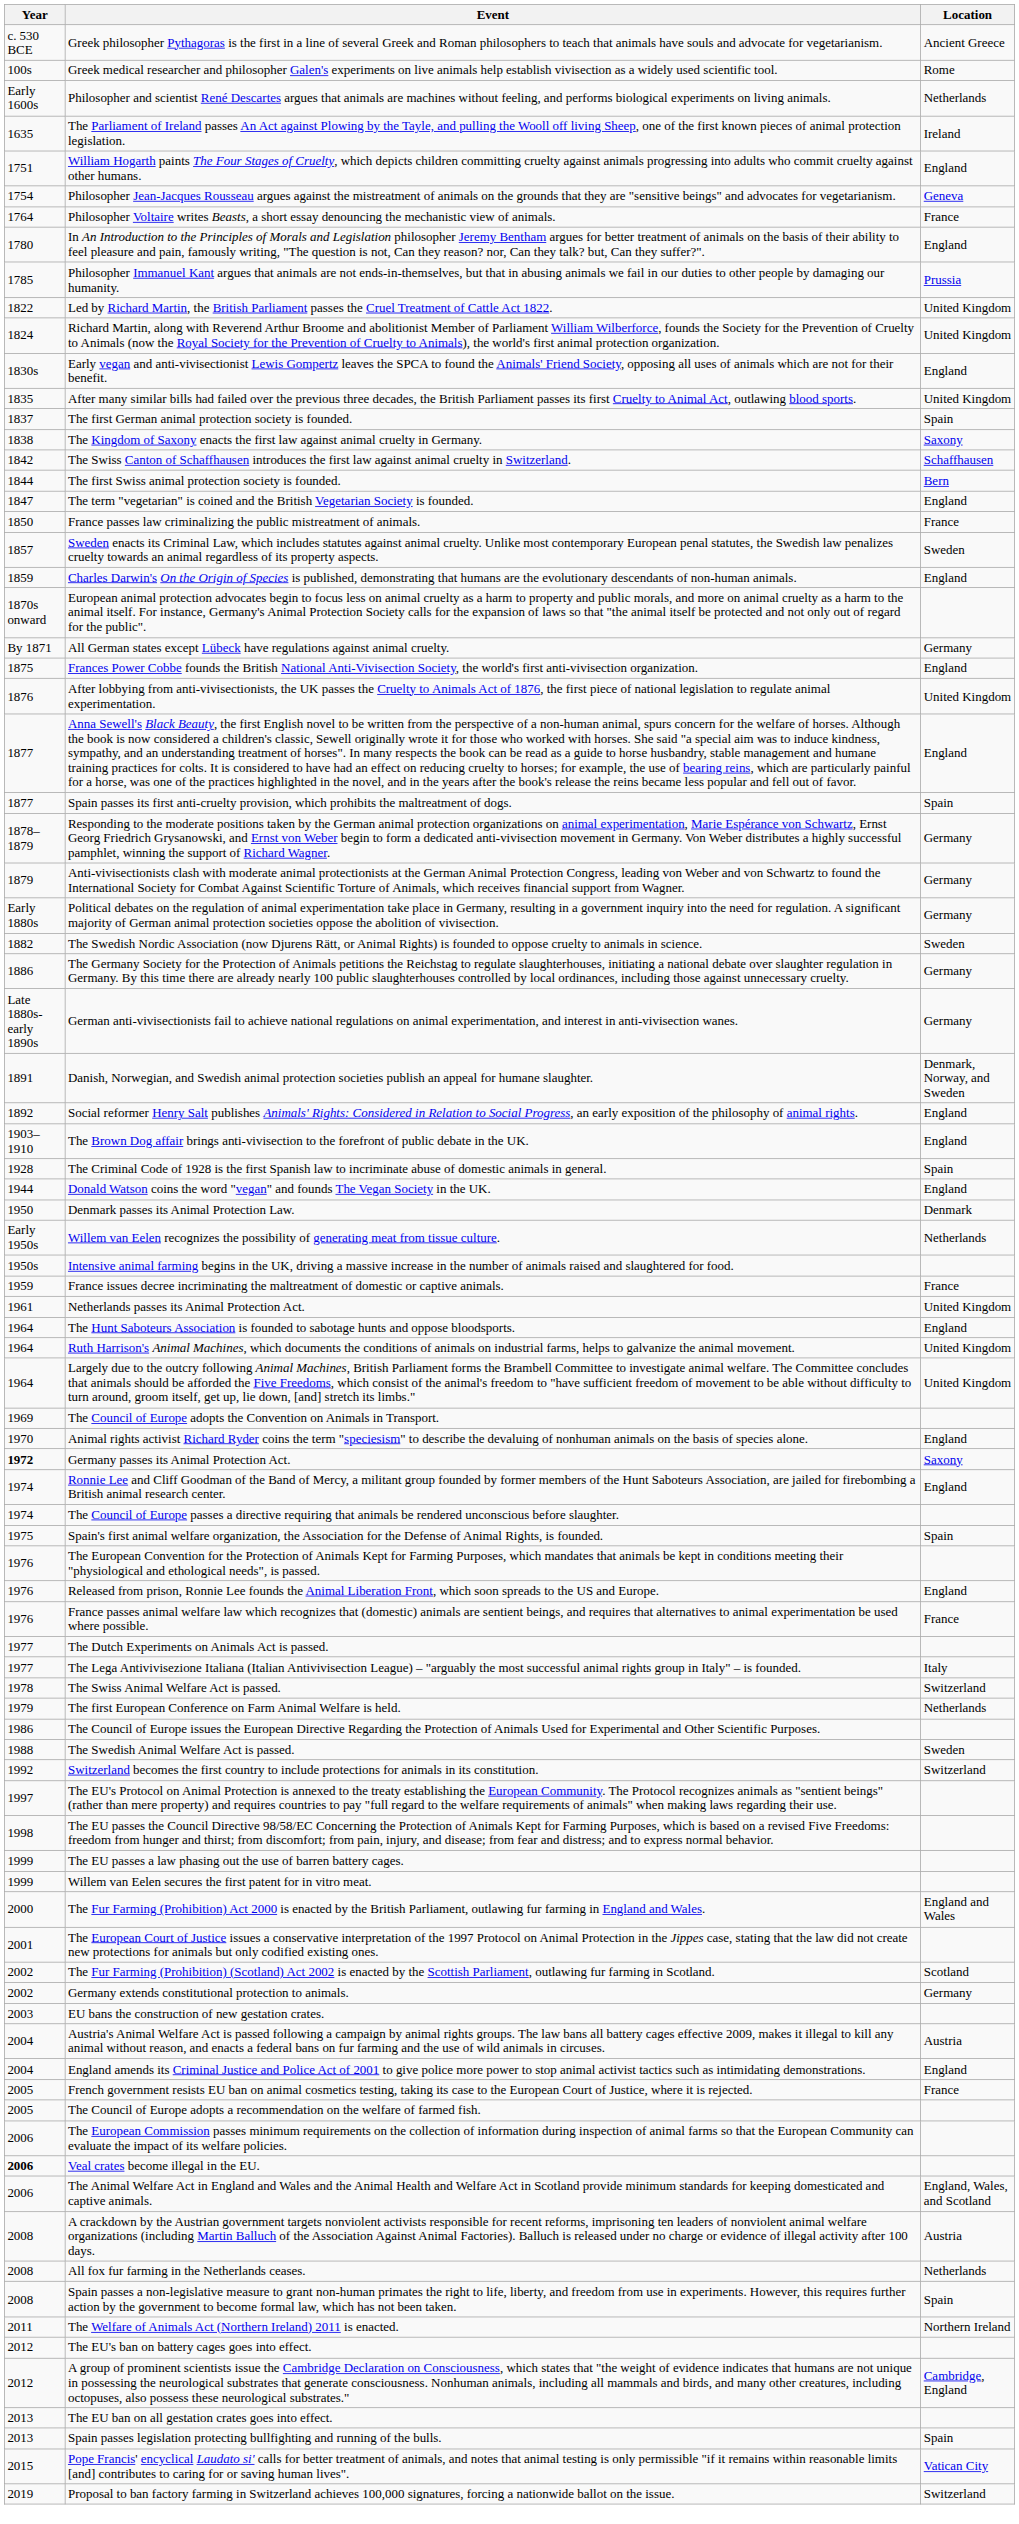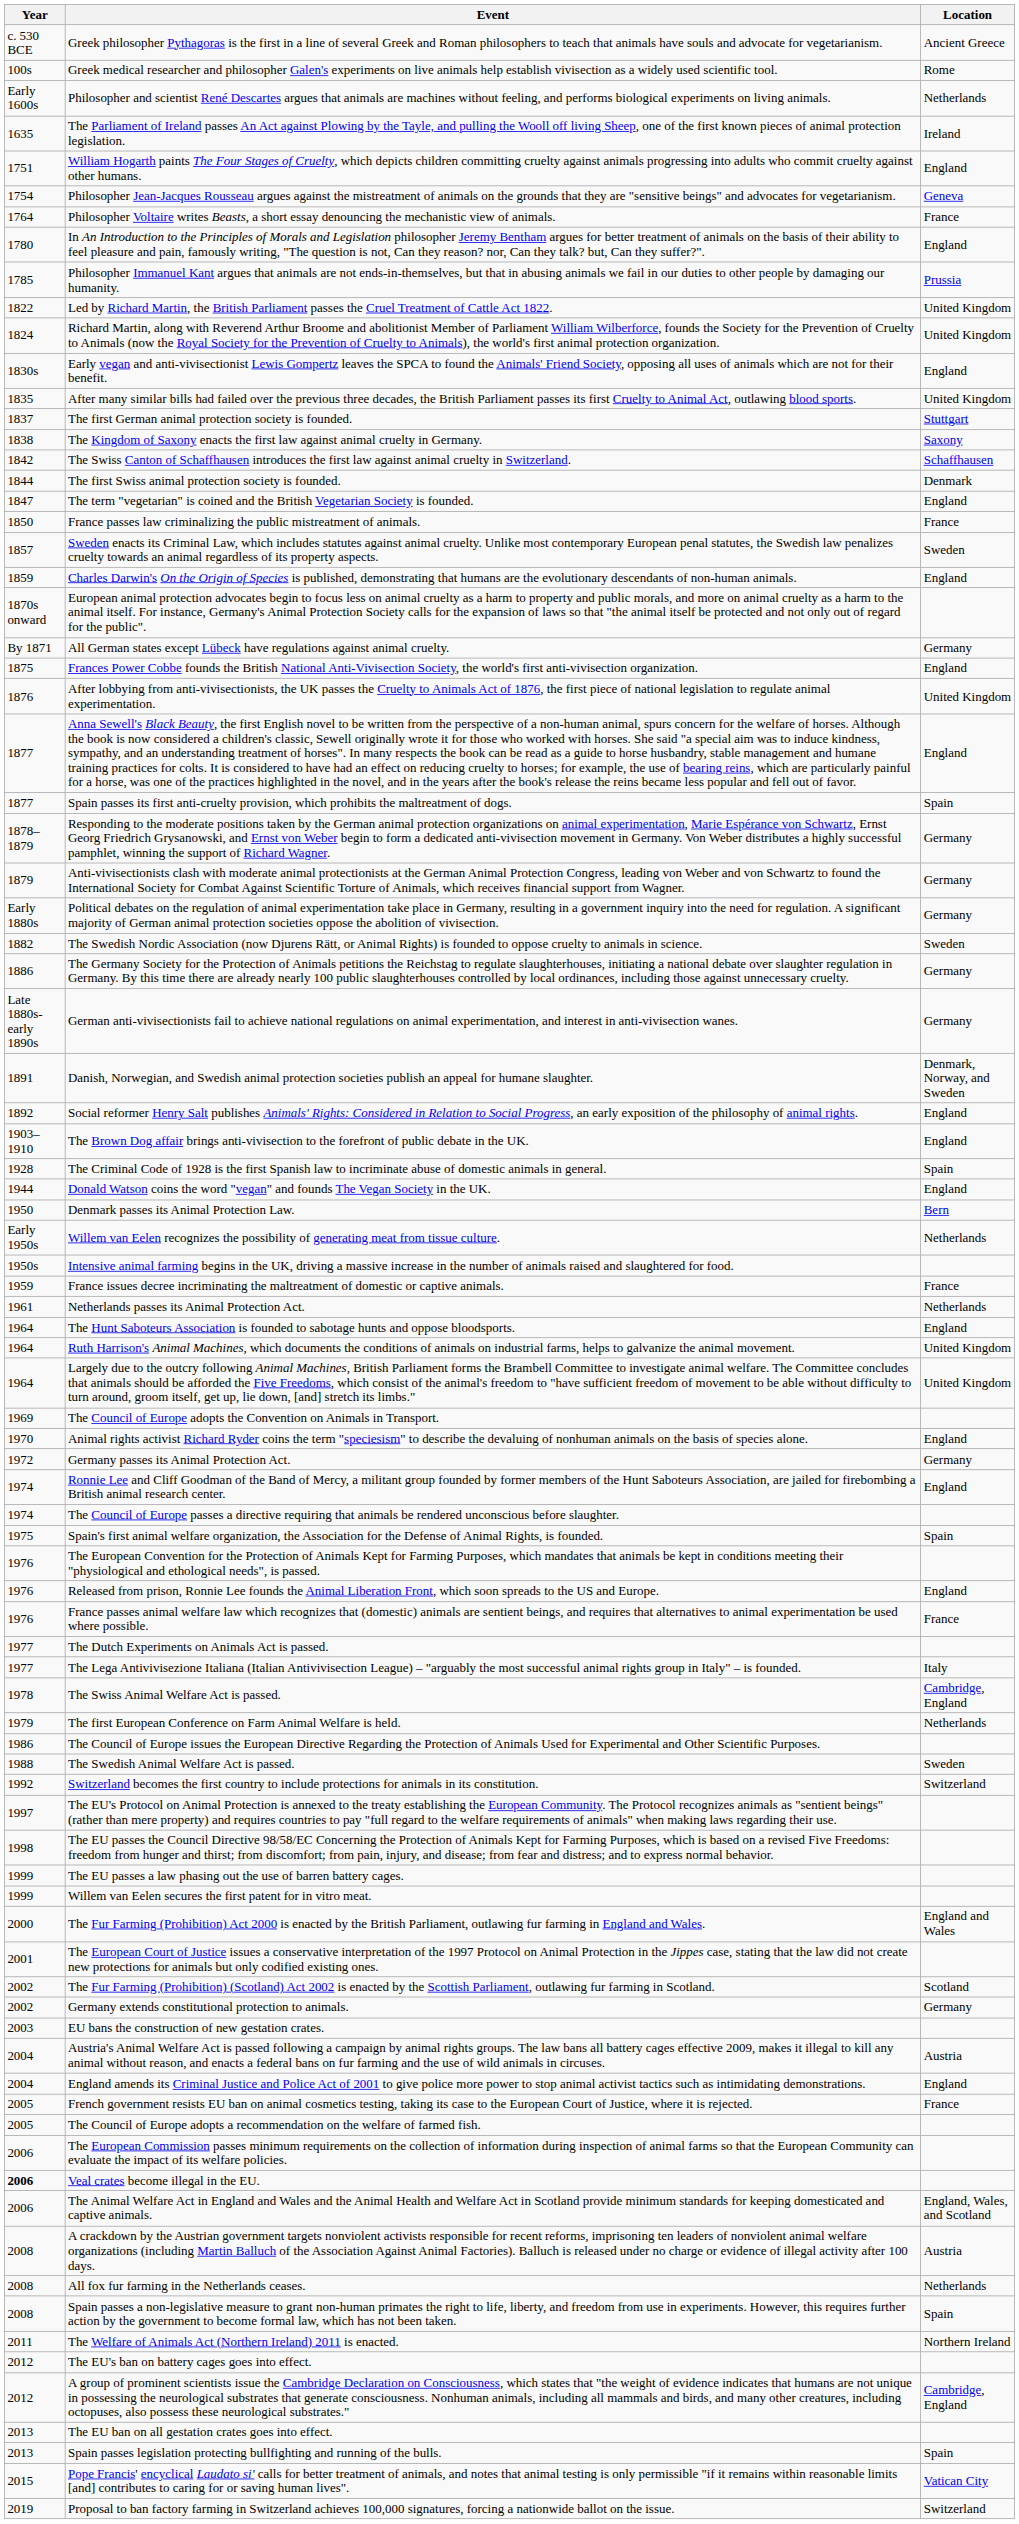(938, 419) Spain -> (946, 419) Stuttgart
(936, 480) Bern -> (948, 480) Denmark
(948, 1210) Denmark -> (936, 1210) Bern
(967, 1306) United Kingdom -> (955, 1306) Netherlands
(20, 1459) bold -> (20, 1459) normal
(943, 1459) Saxony -> (948, 1459) Germany
(955, 1688) Switzerland -> (954, 1695) Cambridge, England
